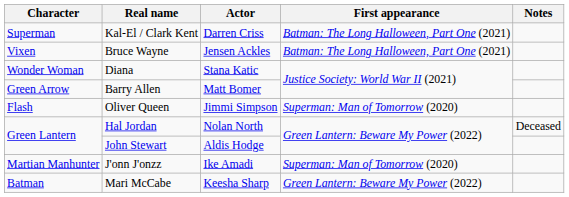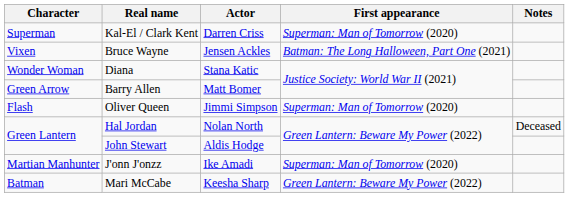(397, 32) Batman: The Long Halloween, Part One (2021) -> (370, 32) Superman: Man of Tomorrow (2020)
